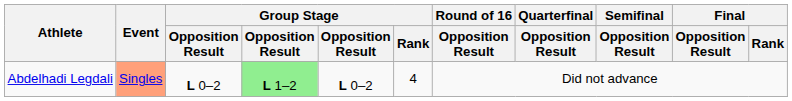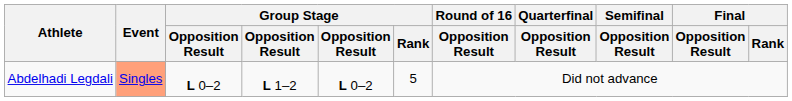(280, 87) lightgreen background -> (280, 87) no background
(413, 79) 4 -> (413, 79) 5
